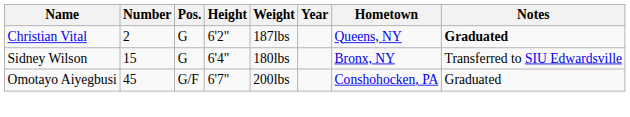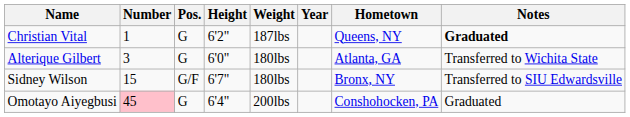(126, 36) 2 -> (126, 36) 1
+ row: (54, 58)
(183, 58) G -> (188, 79) G/F
(218, 58) 6'4" -> (218, 79) 6'7"
(130, 79) no background -> (130, 101) pink background
(188, 79) G/F -> (183, 101) G
(218, 79) 6'7" -> (218, 101) 6'4"
